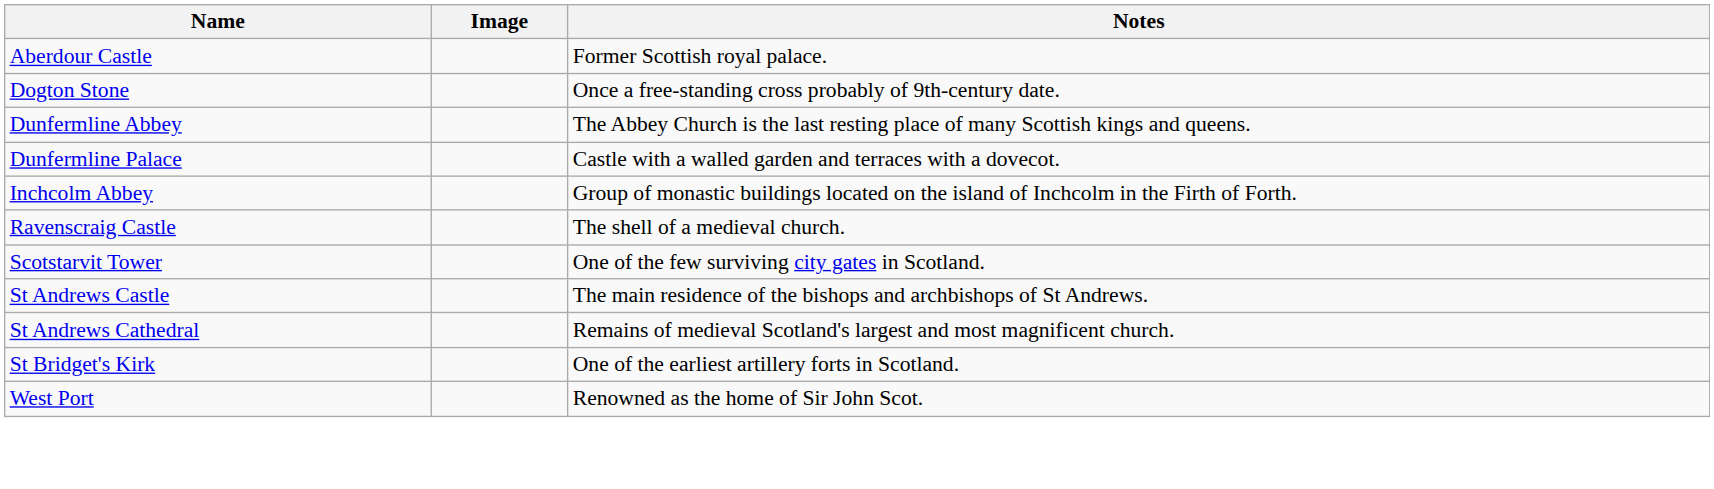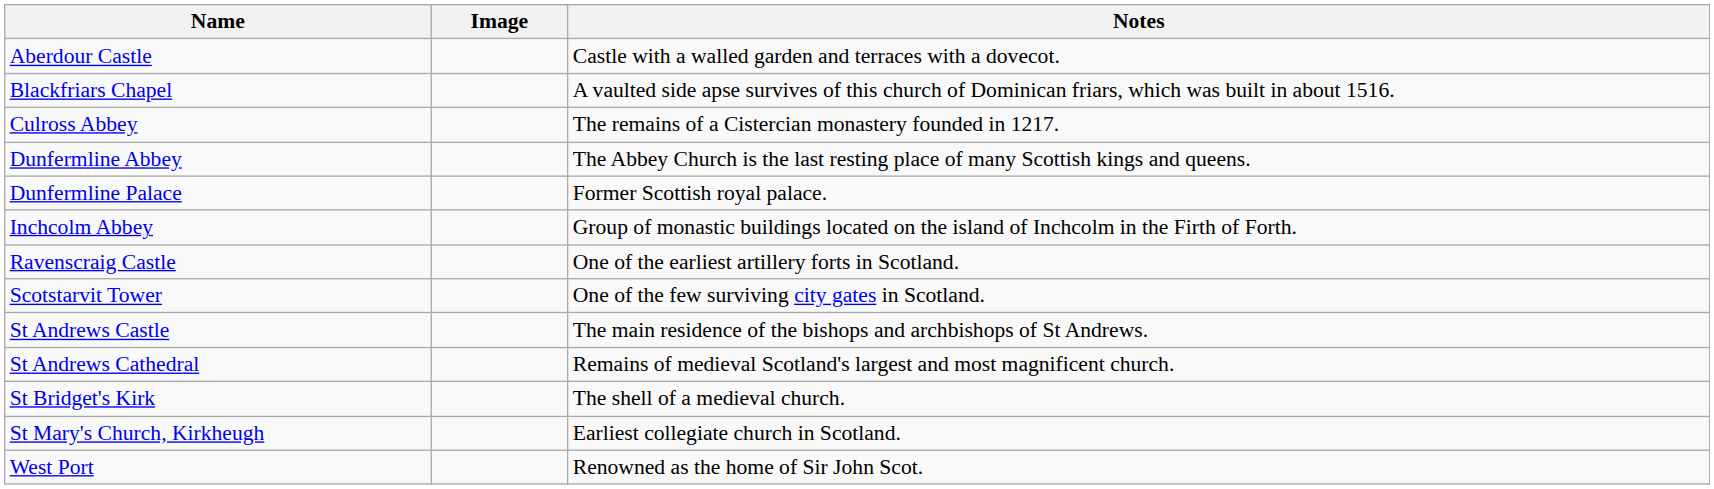(700, 55) Former Scottish royal palace. -> (816, 55) Castle with a walled garden and terraces with a dovecot.
+ row: (91, 90)
+ row: (74, 124)
- row: (69, 90)
(816, 158) Castle with a walled garden and terraces with a dovecot. -> (700, 192) Former Scottish royal palace.
(709, 227) The shell of a medieval church. -> (766, 261) One of the earliest artillery forts in Scotland.
(766, 364) One of the earliest artillery forts in Scotland. -> (709, 398) The shell of a medieval church.
+ row: (137, 432)
